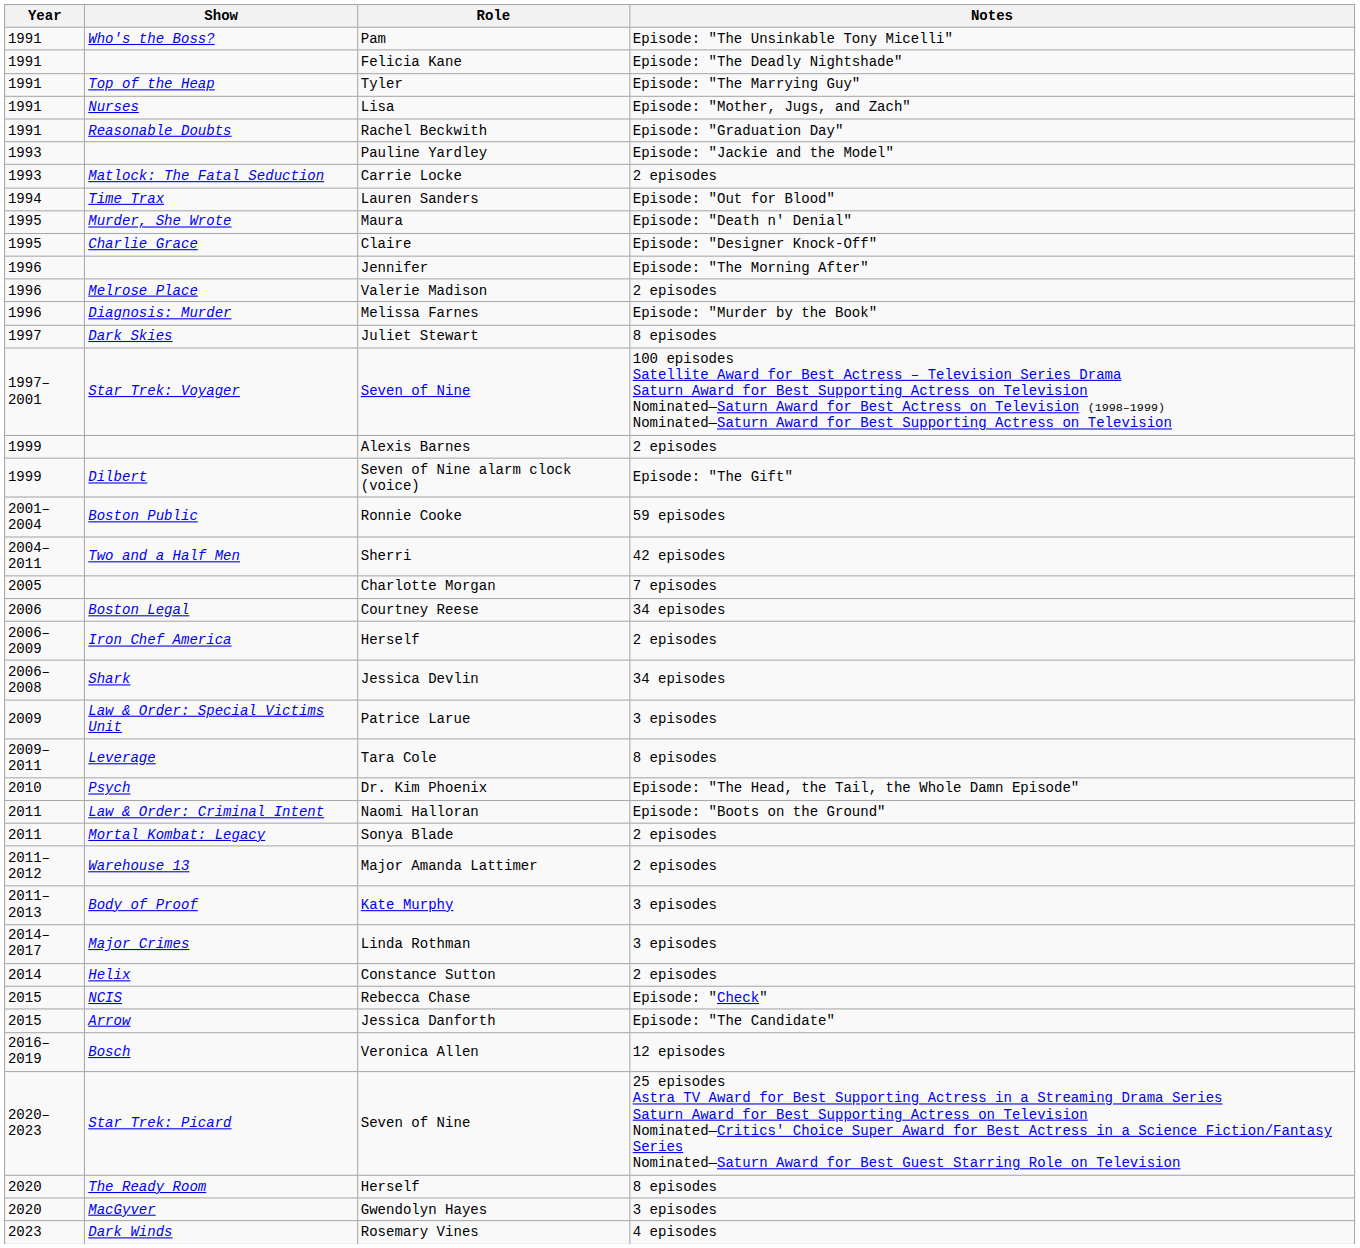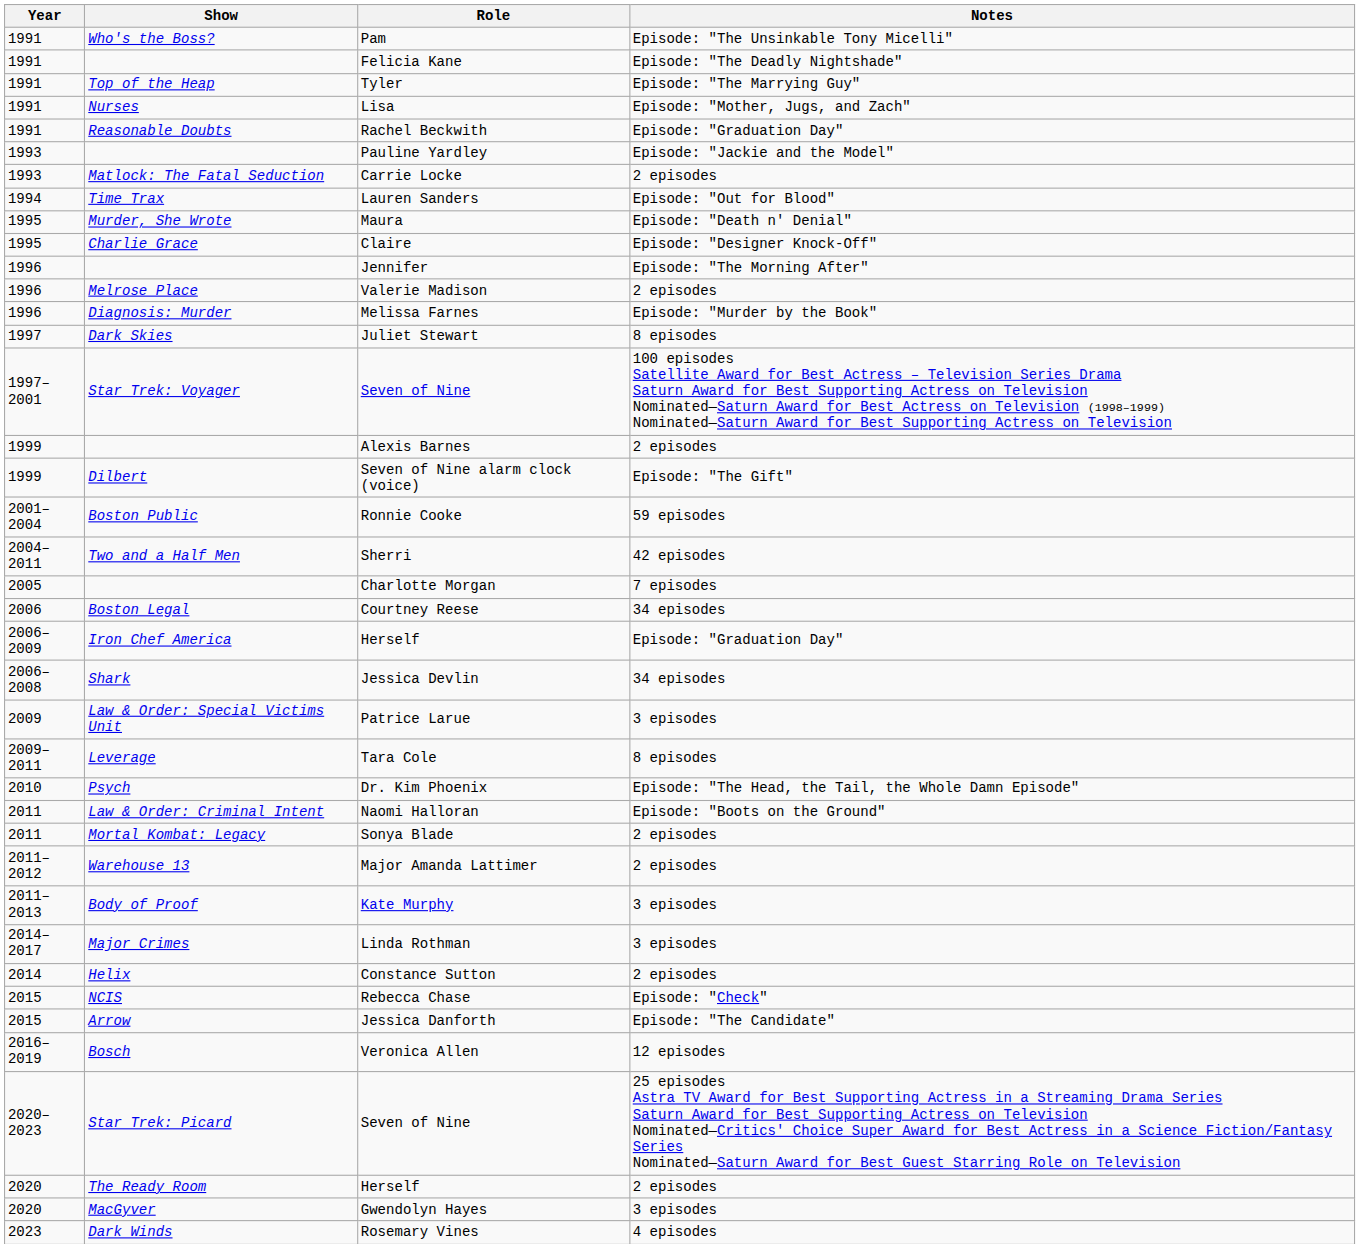(675, 641) 2 episodes -> (738, 641) Episode: "Graduation Day"
(675, 1187) 8 episodes -> (675, 1187) 2 episodes
